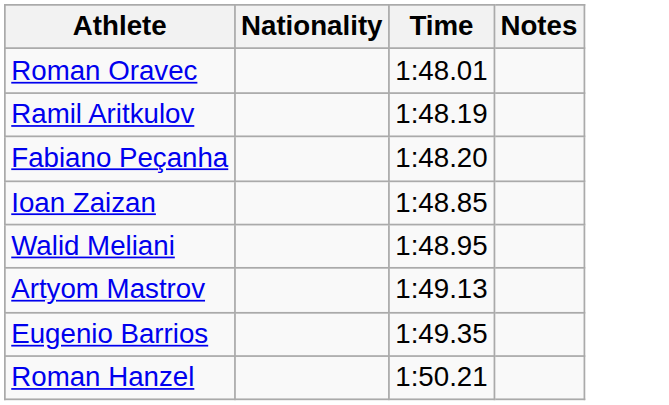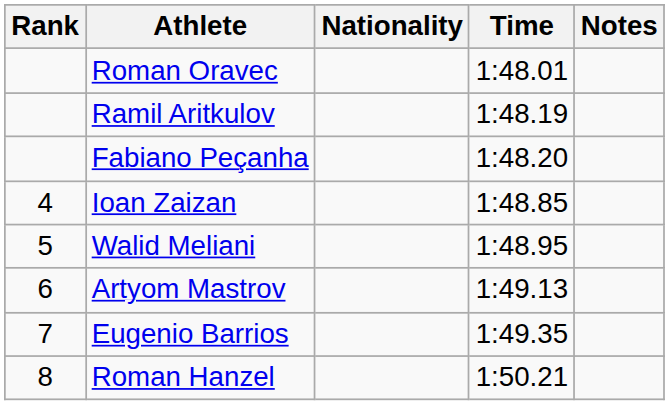+ column: (45, 26)
